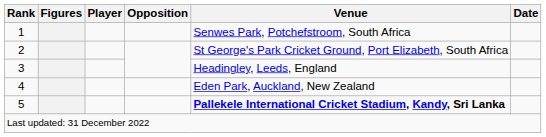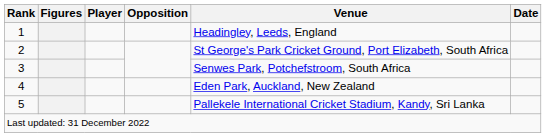(302, 31) Senwes Park, Potchefstroom, South Africa -> (265, 31) Headingley, Leeds, England
(265, 68) Headingley, Leeds, England -> (302, 68) Senwes Park, Potchefstroom, South Africa
(349, 104) bold -> (339, 104) normal
